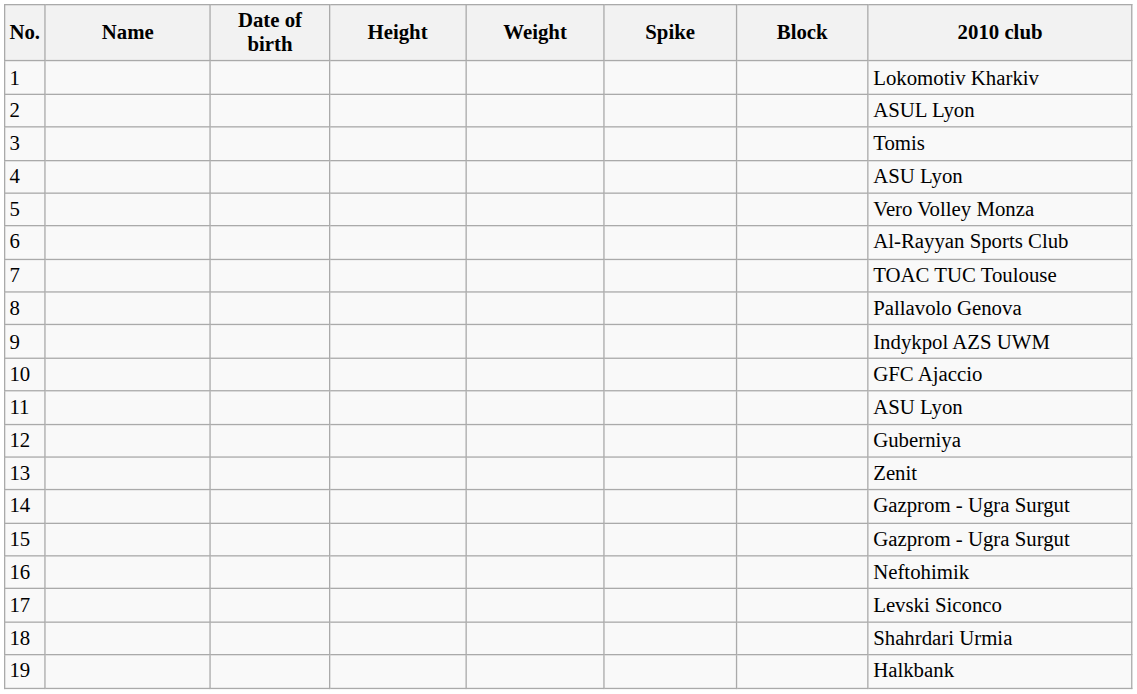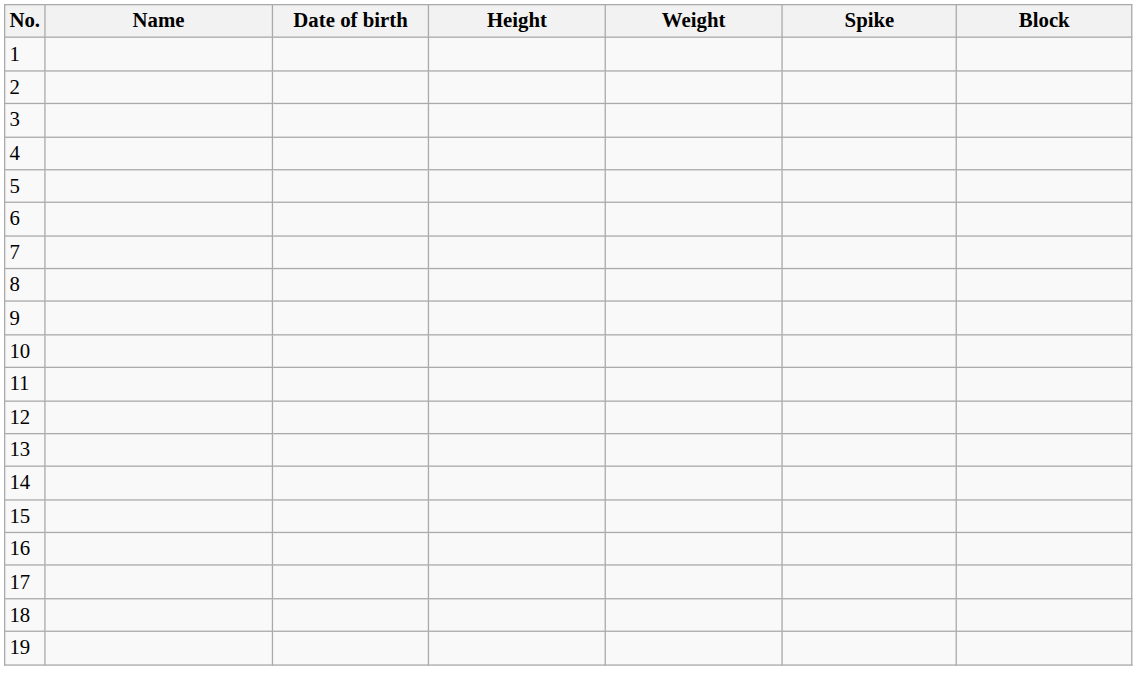- column: (1000, 32)
